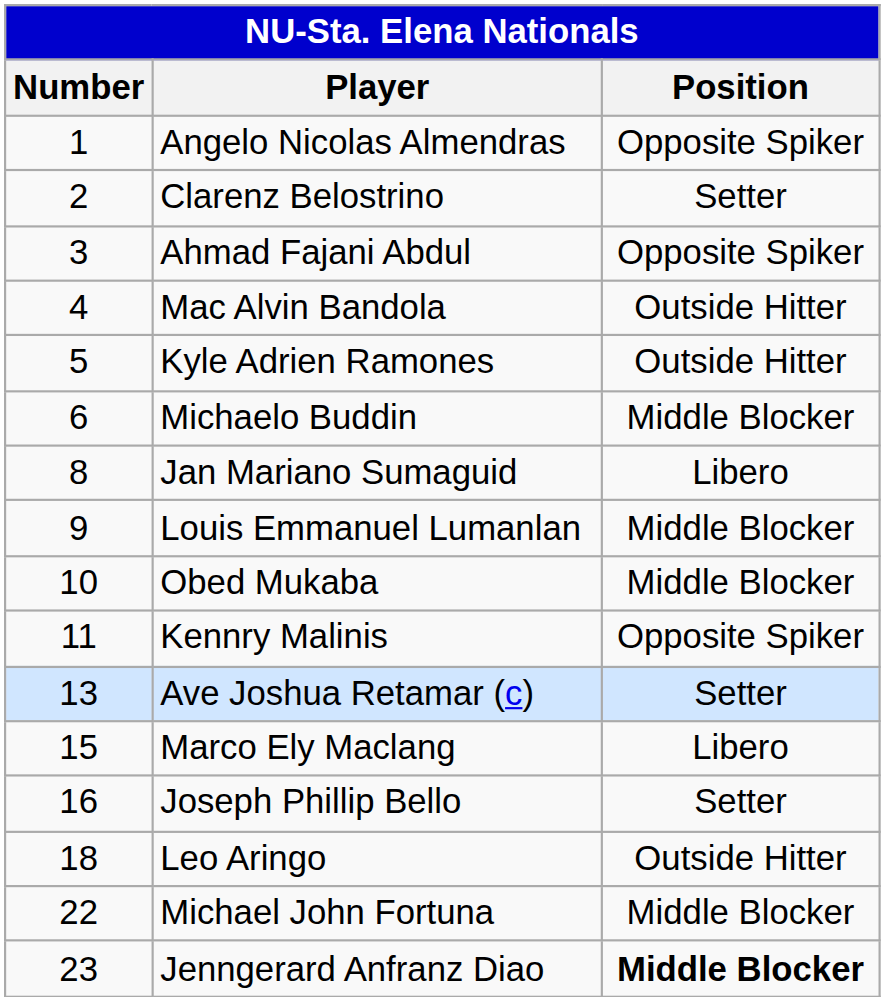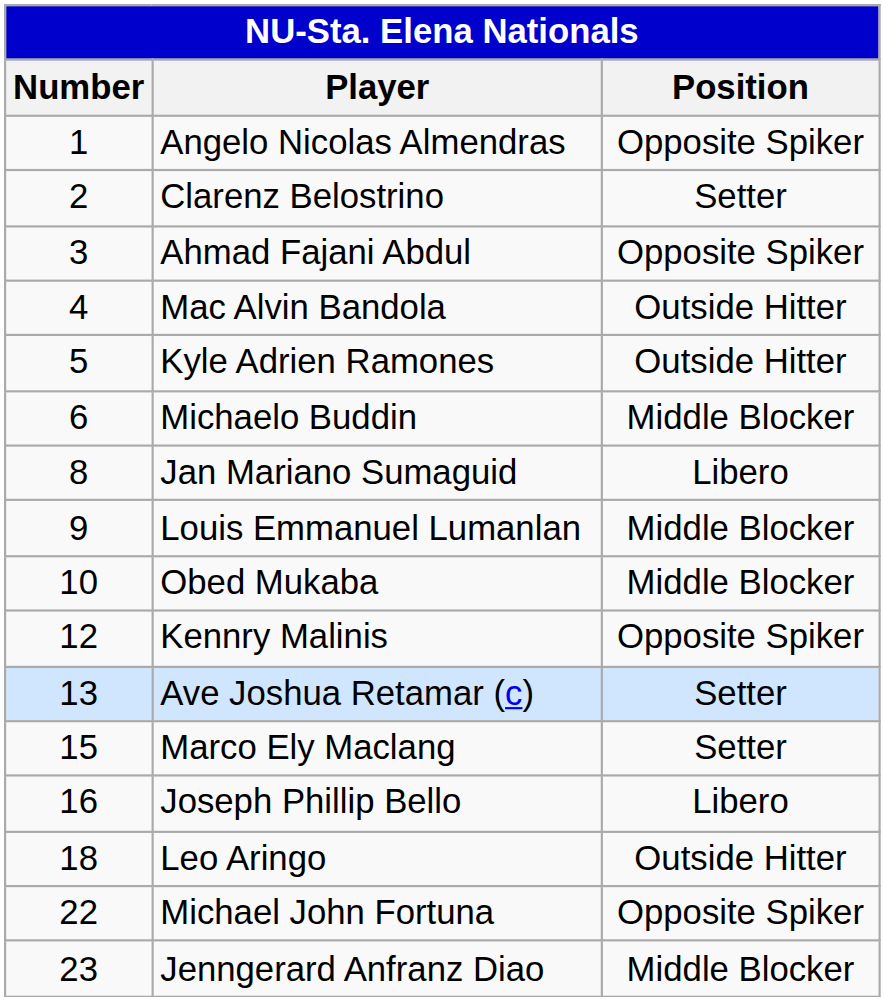(79, 637) 11 -> (79, 637) 12
(740, 747) Libero -> (740, 747) Setter
(740, 802) Setter -> (740, 802) Libero
(740, 913) Middle Blocker -> (740, 913) Opposite Spiker
(740, 968) bold -> (740, 968) normal
